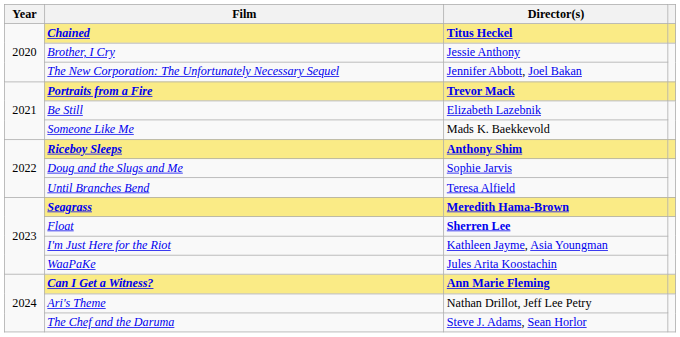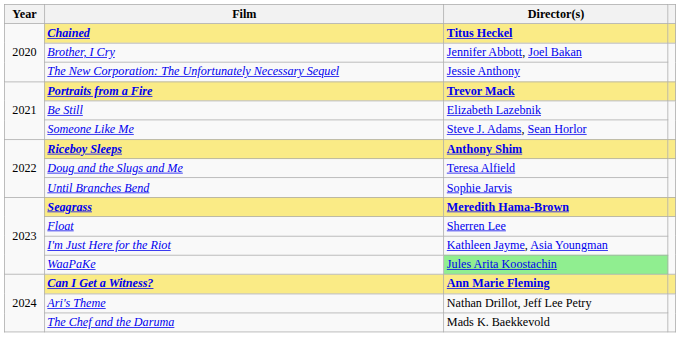(483, 52) Jessie Anthony -> (514, 52) Jennifer Abbott, Joel Bakan
(514, 71) Jennifer Abbott, Joel Bakan -> (483, 71) Jessie Anthony
(498, 129) Mads K. Baekkevold -> (517, 129) Steve J. Adams, Sean Horlor
(479, 168) Sophie Jarvis -> (481, 168) Teresa Alfield
(481, 187) Teresa Alfield -> (479, 187) Sophie Jarvis
(479, 226) bold -> (476, 226) normal
(502, 264) no background -> (502, 264) lightgreen background
(517, 322) Steve J. Adams, Sean Horlor -> (498, 322) Mads K. Baekkevold
